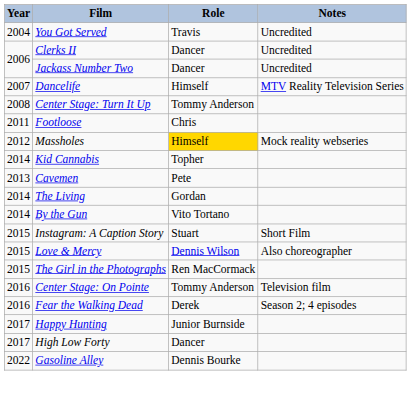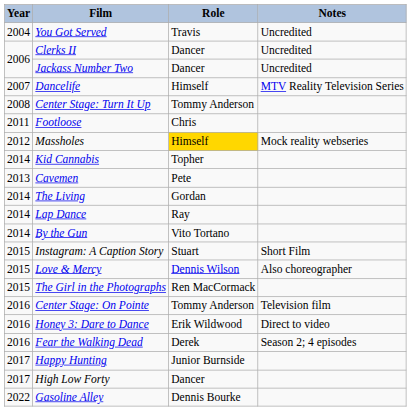+ row: (61, 214)
+ row: (92, 324)
